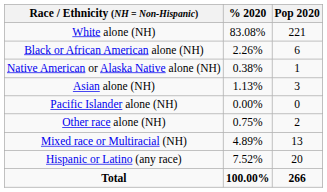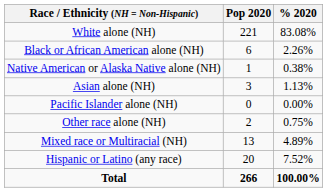columns swapped: (297, 13) <-> (248, 13)
